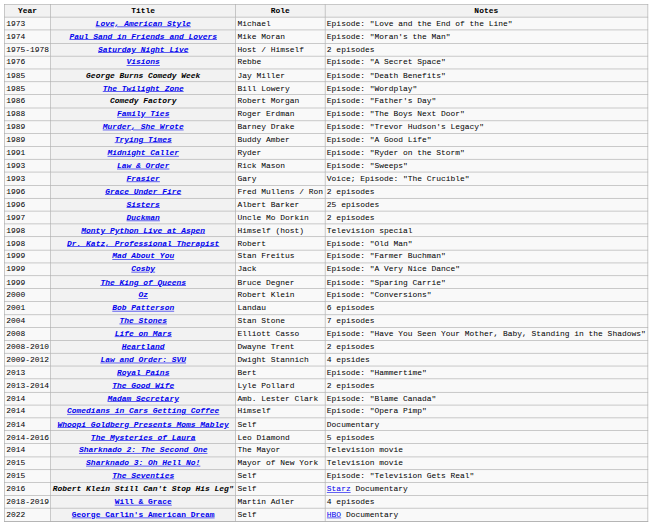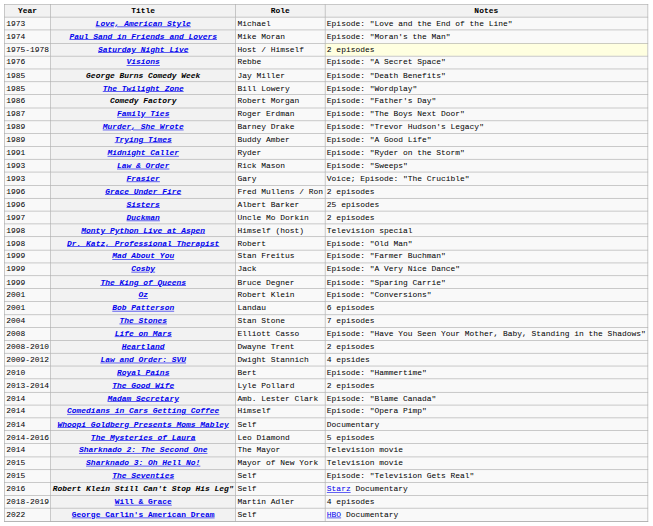(351, 50) no background -> (351, 50) lightyellow background
(16, 114) 1988 -> (16, 114) 1987
(16, 295) 2000 -> (16, 295) 2001
(16, 373) 2013 -> (16, 373) 2010
